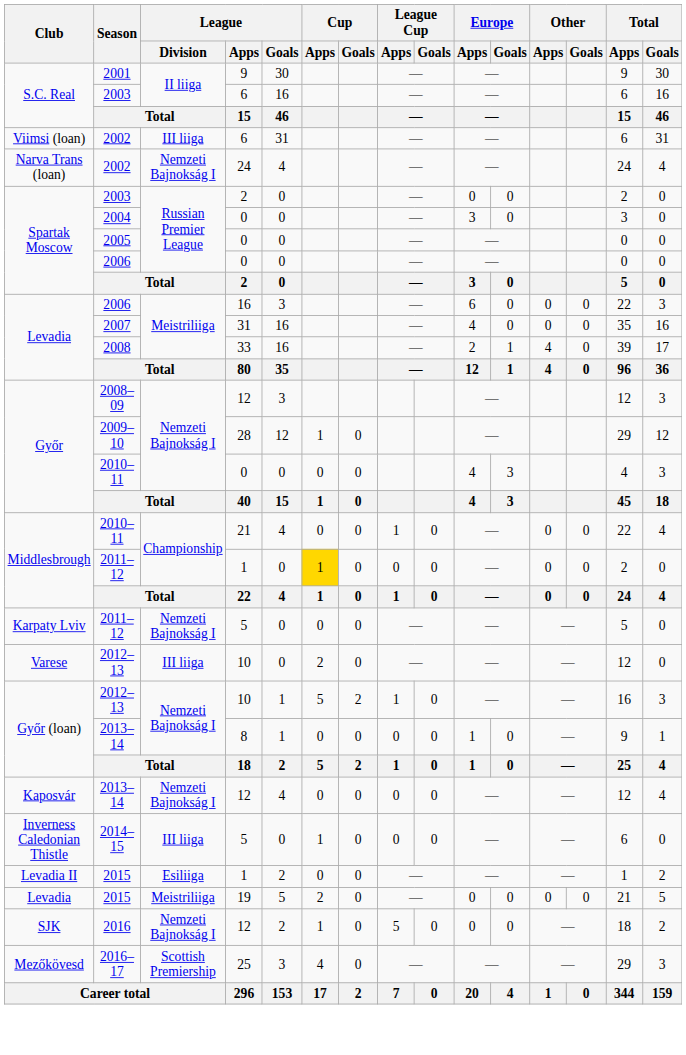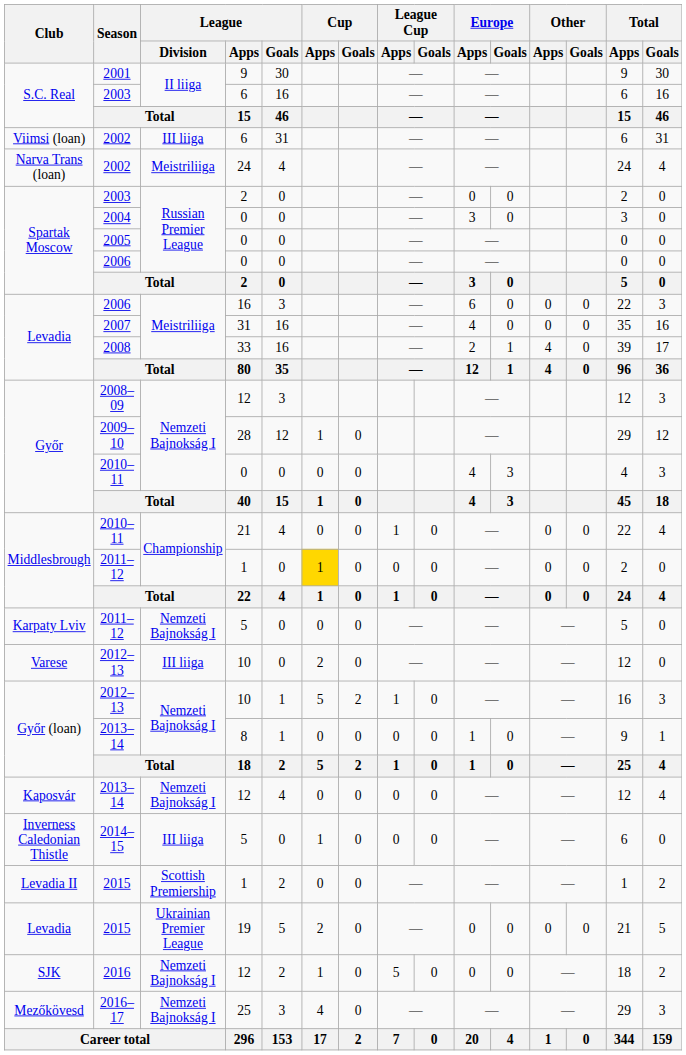(183, 167) Nemzeti Bajnokság I -> (183, 167) Meistriliiga
(183, 876) Esiliiga -> (183, 884) Scottish Premiership
(183, 898) Meistriliiga -> (183, 928) Ukrainian Premier League
(183, 964) Scottish Premiership -> (183, 1010) Nemzeti Bajnokság I
